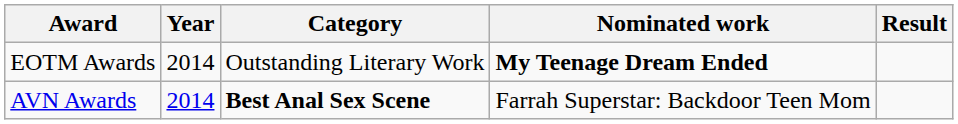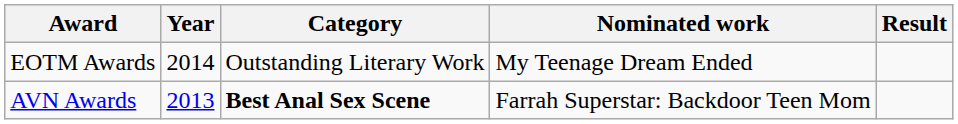(632, 61) bold -> (624, 61) normal
(190, 99) 2014 -> (190, 99) 2013
